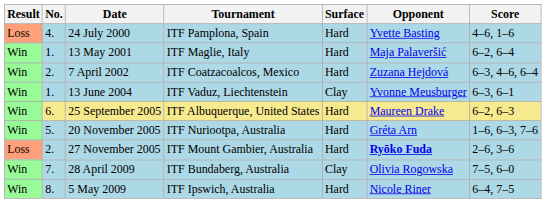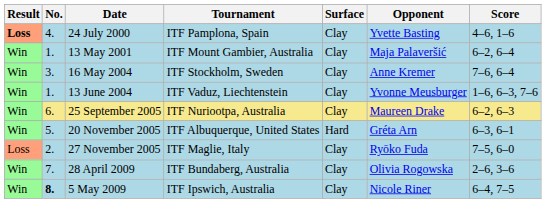(18, 33) normal -> (19, 33) bold
(337, 33) Hard -> (336, 33) Clay
(208, 52) ITF Maglie, Italy -> (240, 52) ITF Mount Gambier, Australia
(337, 52) Hard -> (336, 52) Clay
- row: (99, 71)
+ row: (100, 71)
(493, 91) 6–3, 6–1 -> (505, 91) 1–6, 6–3, 7–6
(243, 110) ITF Albuquerque, United States -> (226, 110) ITF Nuriootpa, Australia
(337, 110) Hard -> (336, 110) Clay
(226, 130) ITF Nuriootpa, Australia -> (243, 130) ITF Albuquerque, United States
(505, 130) 1–6, 6–3, 7–6 -> (493, 130) 6–3, 6–1
(240, 149) ITF Mount Gambier, Australia -> (208, 149) ITF Maglie, Italy
(337, 149) Hard -> (336, 149) Clay
(401, 149) bold -> (399, 149) normal
(493, 149) 2–6, 3–6 -> (493, 149) 7–5, 6–0
(493, 168) 7–5, 6–0 -> (493, 168) 2–6, 3–6
(50, 188) normal -> (50, 188) bold
(337, 188) Hard -> (336, 188) Clay
